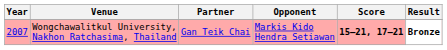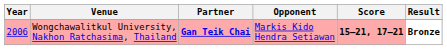(17, 32) 2007 -> (17, 32) 2006
(216, 32) normal -> (216, 32) bold
